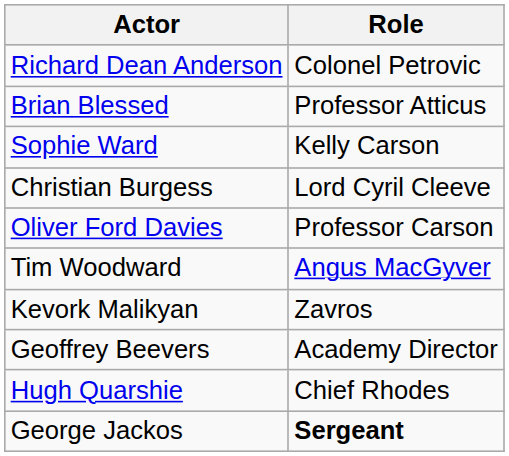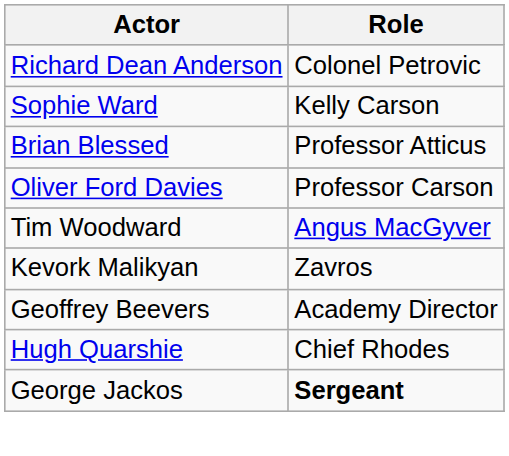rows swapped: (90, 106) <-> (84, 146)
- row: (112, 187)
